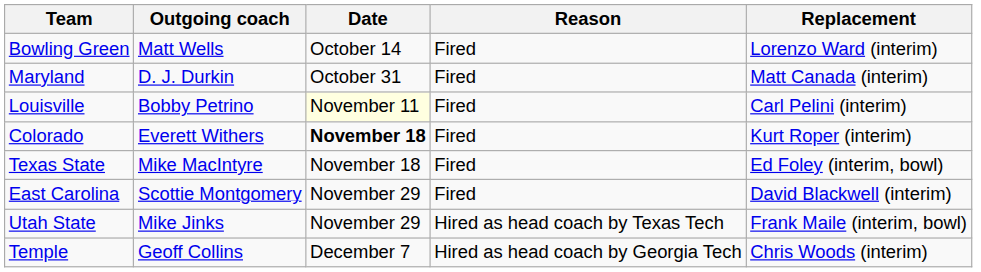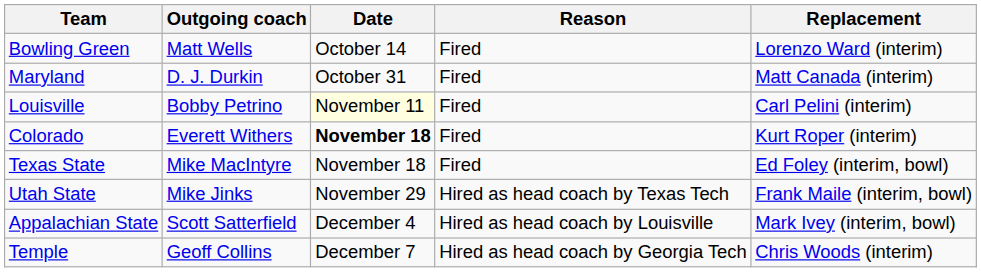- row: (64, 194)
+ row: (83, 223)
